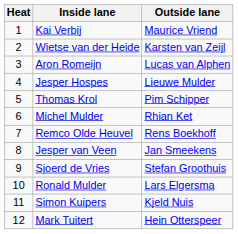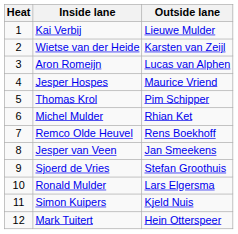(181, 30) Maurice Vriend -> (180, 30) Lieuwe Mulder
(180, 82) Lieuwe Mulder -> (181, 82) Maurice Vriend
